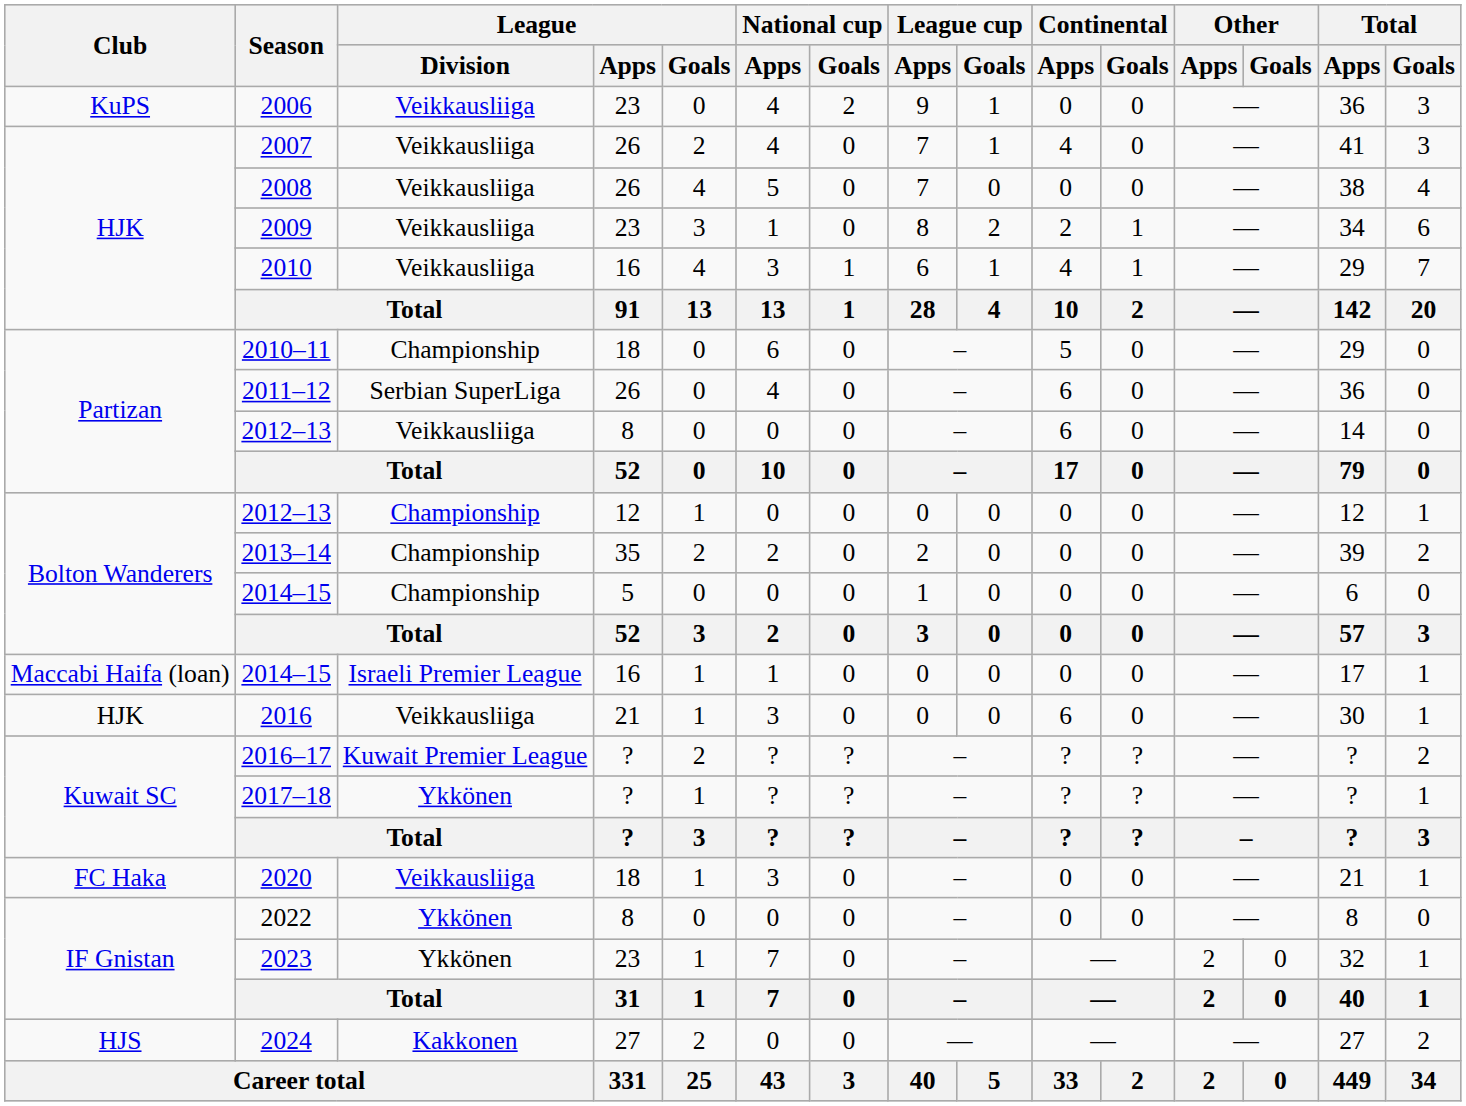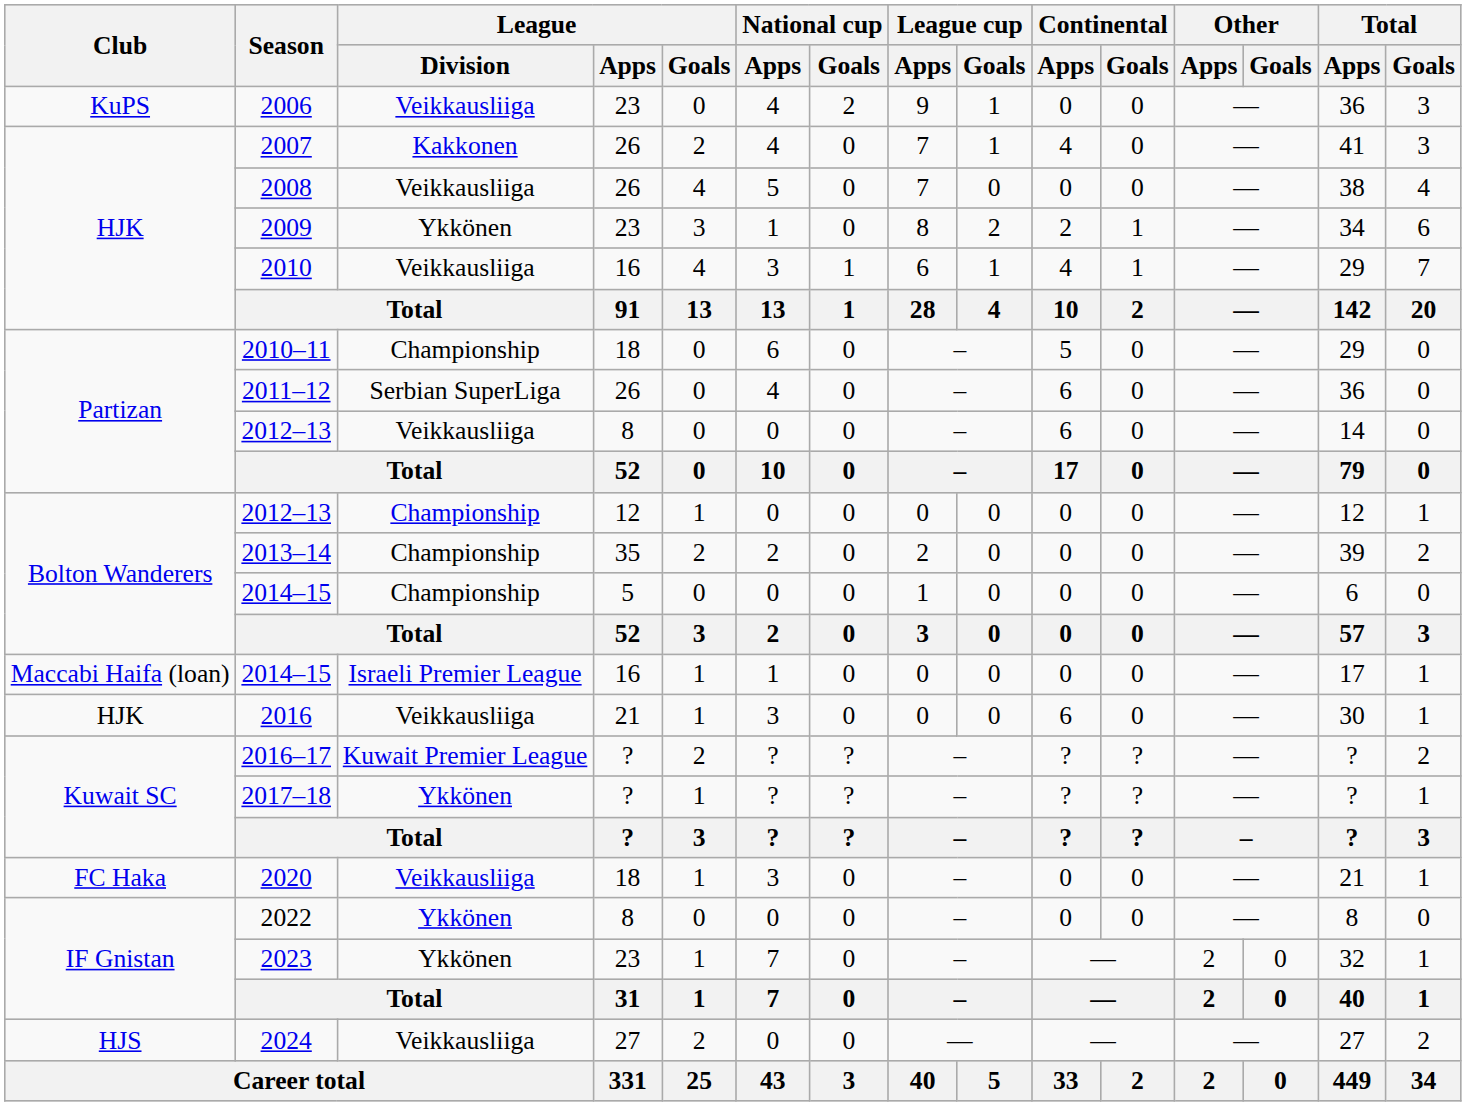(465, 146) Veikkausliiga -> (465, 146) Kakkonen
(465, 227) Veikkausliiga -> (465, 227) Ykkönen
(465, 1039) Kakkonen -> (465, 1039) Veikkausliiga
